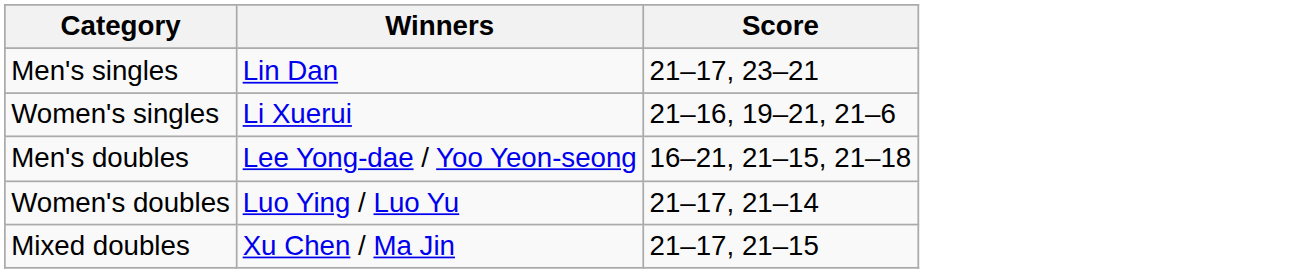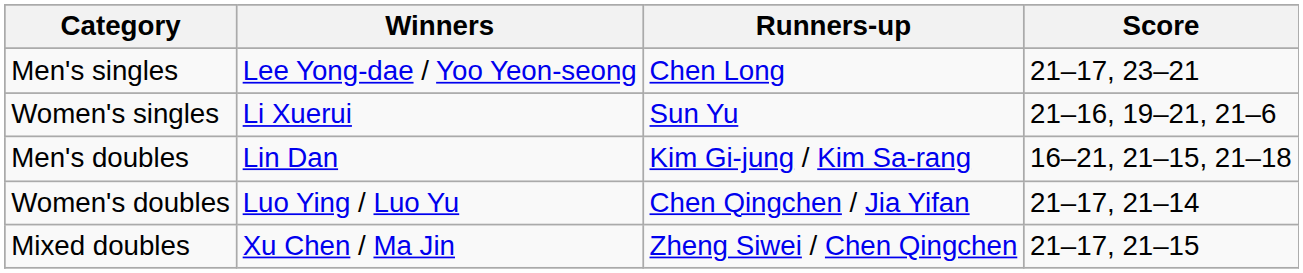+ column: (833, 26)
(290, 70) Lin Dan -> (440, 70) Lee Yong-dae / Yoo Yeon-seong
(440, 158) Lee Yong-dae / Yoo Yeon-seong -> (290, 158) Lin Dan
